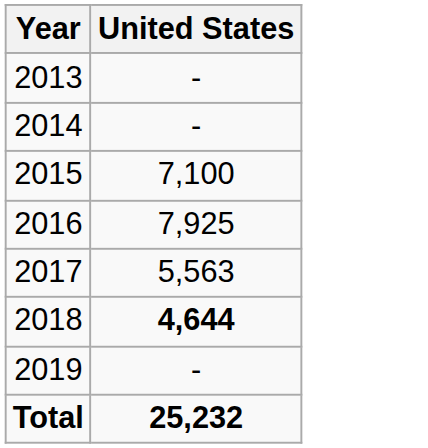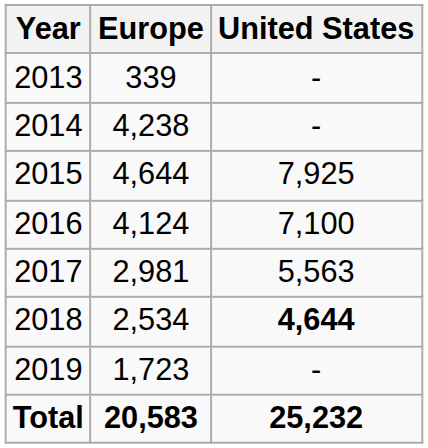+ column: (151, 28)
(196, 175) 7,100 -> (316, 175) 7,925
(196, 223) 7,925 -> (316, 223) 7,100
